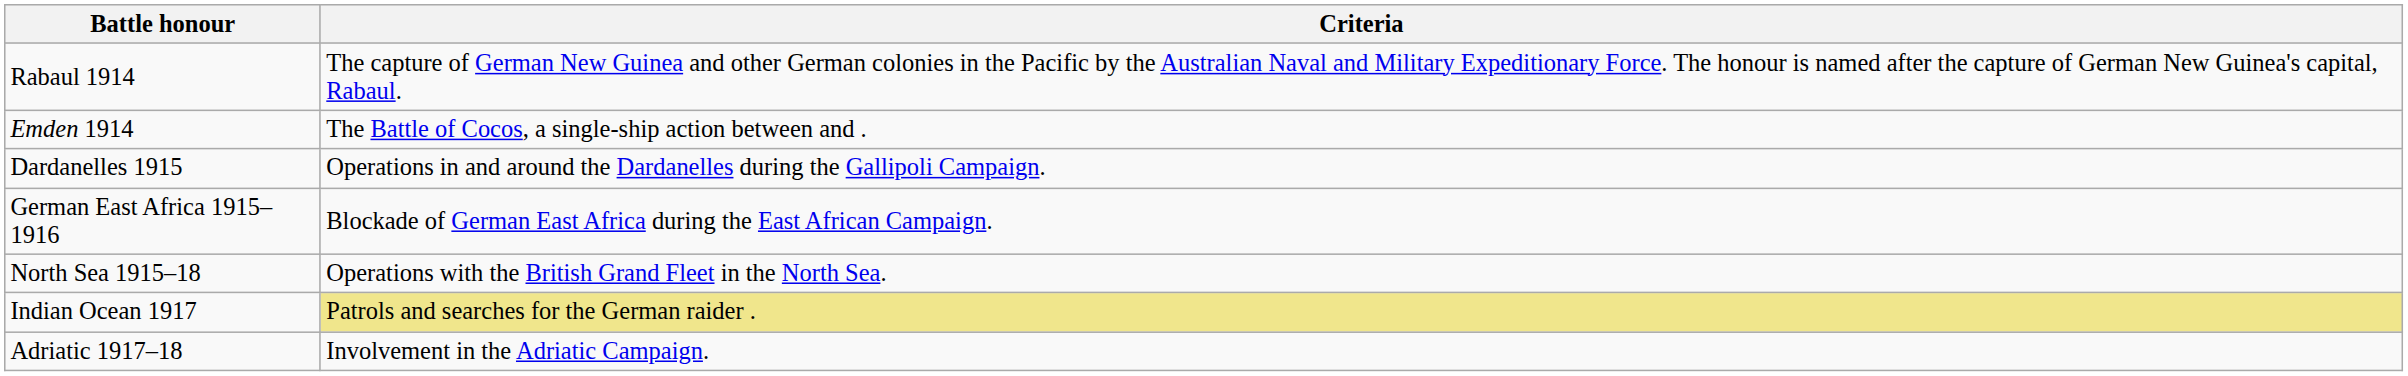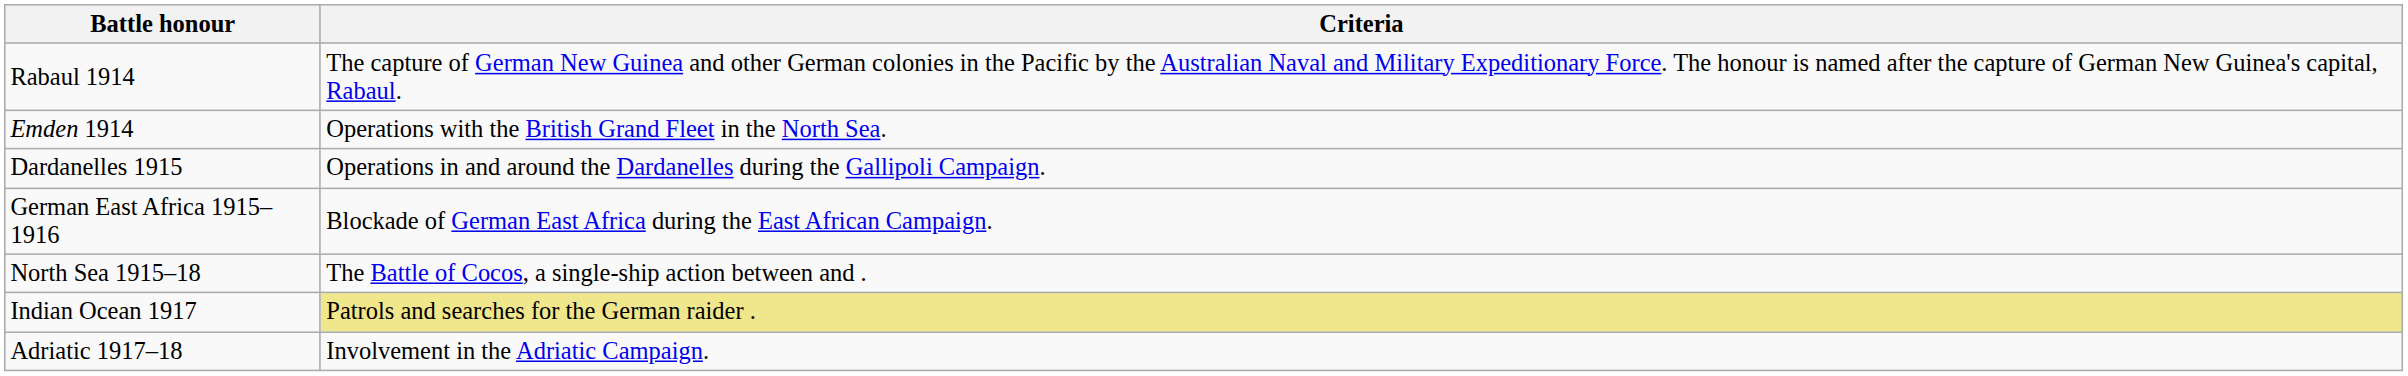(597, 129) The Battle of Cocos, a single-ship action between and . -> (606, 129) Operations with the British Grand Fleet in the North Sea.
(606, 273) Operations with the British Grand Fleet in the North Sea. -> (597, 273) The Battle of Cocos, a single-ship action between and .
